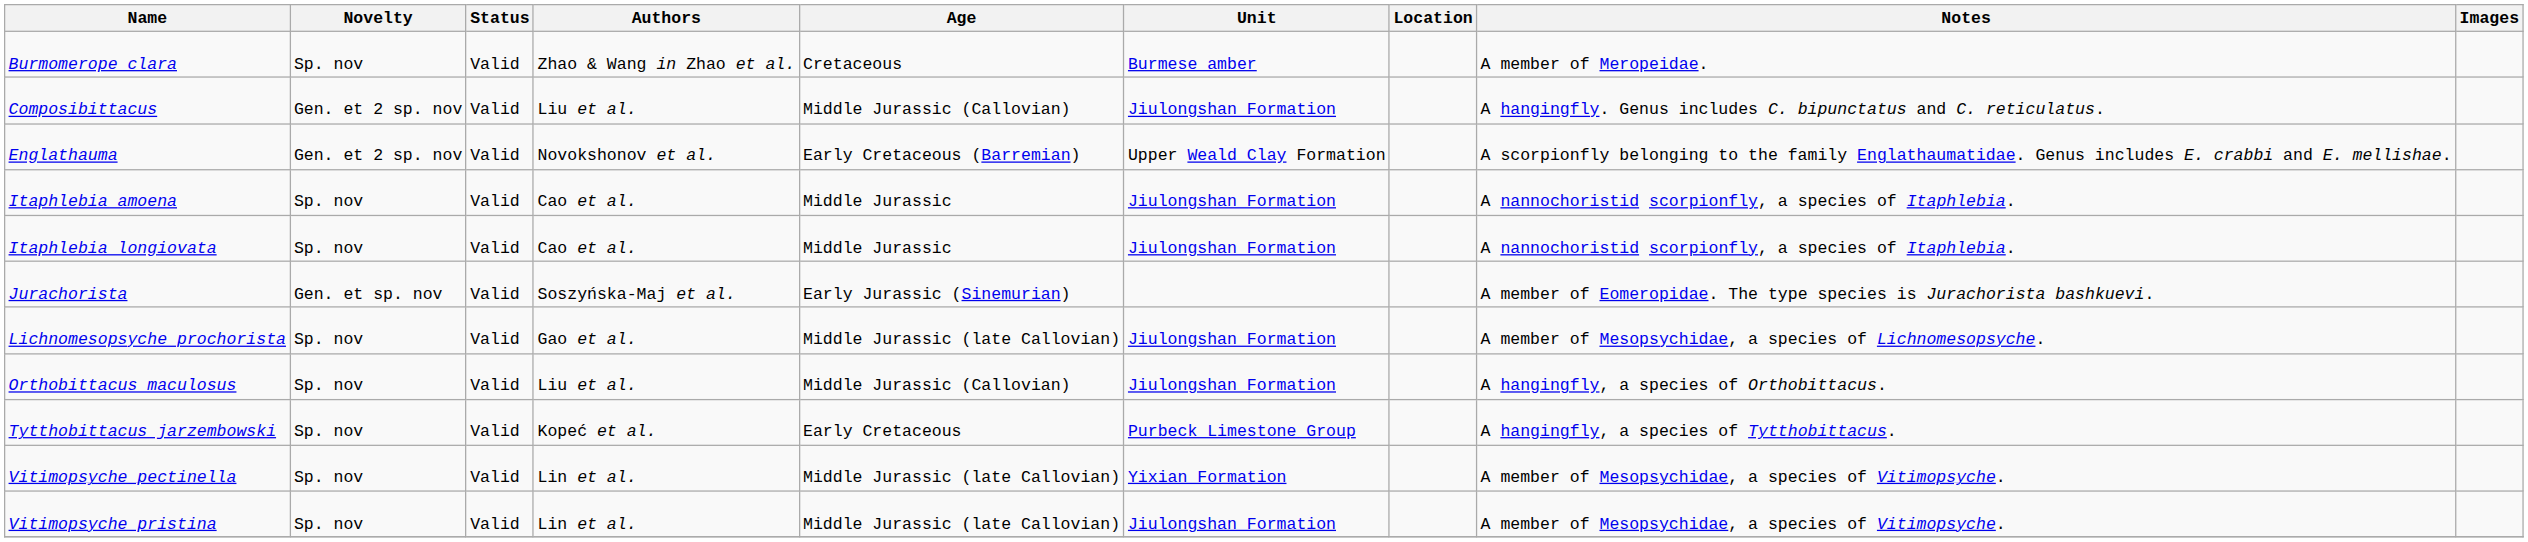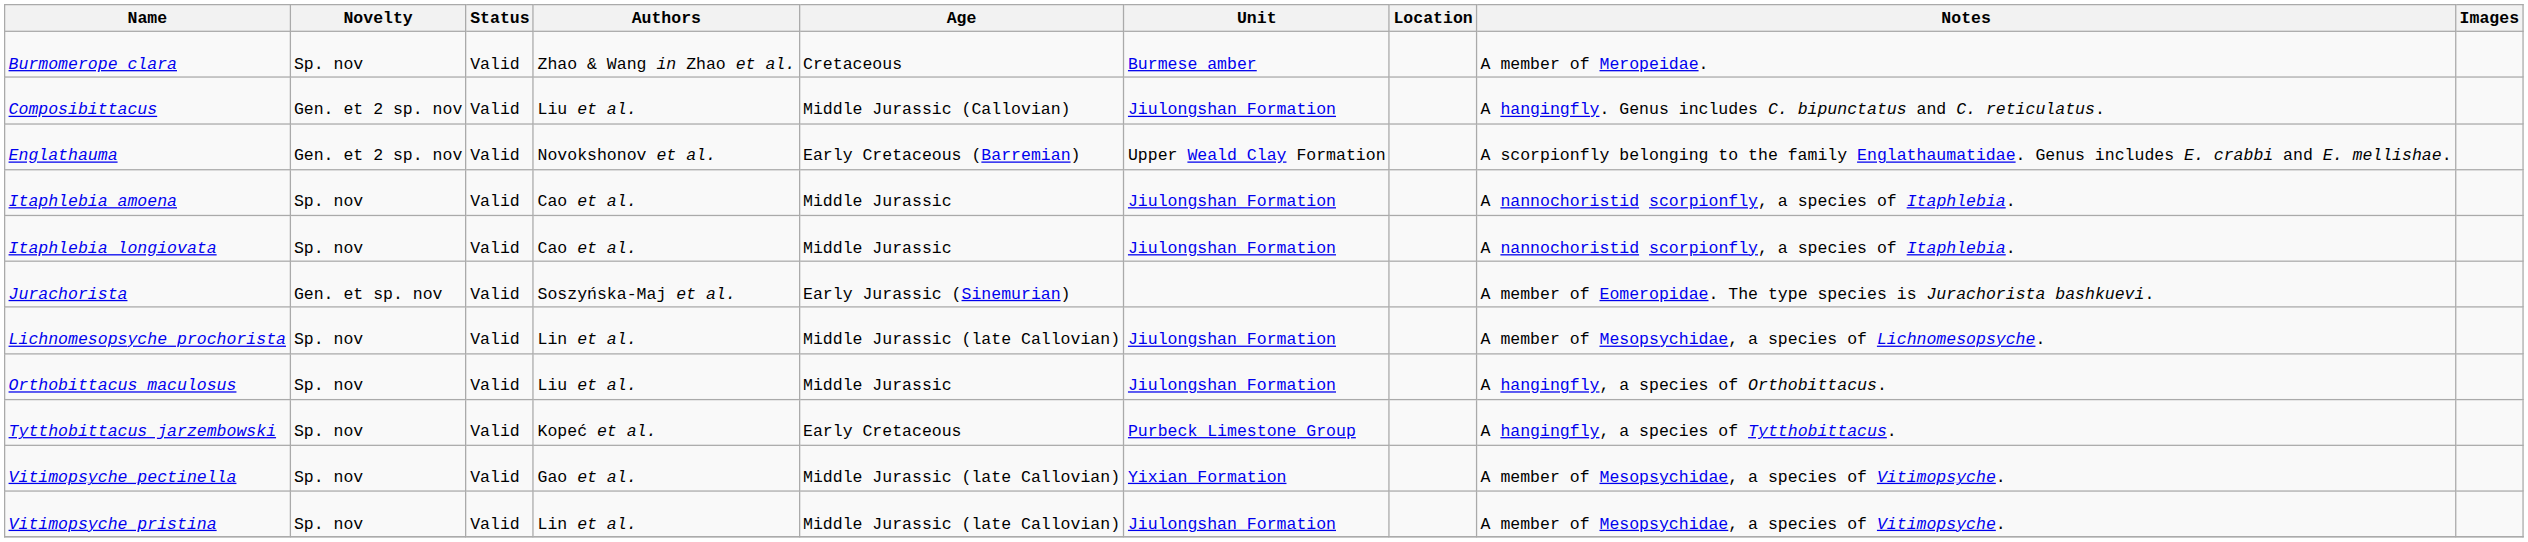(587, 340) Gao et al. -> (587, 340) Lin et al.
(937, 386) Middle Jurassic (Callovian) -> (877, 386) Middle Jurassic
(587, 478) Lin et al. -> (587, 478) Gao et al.
